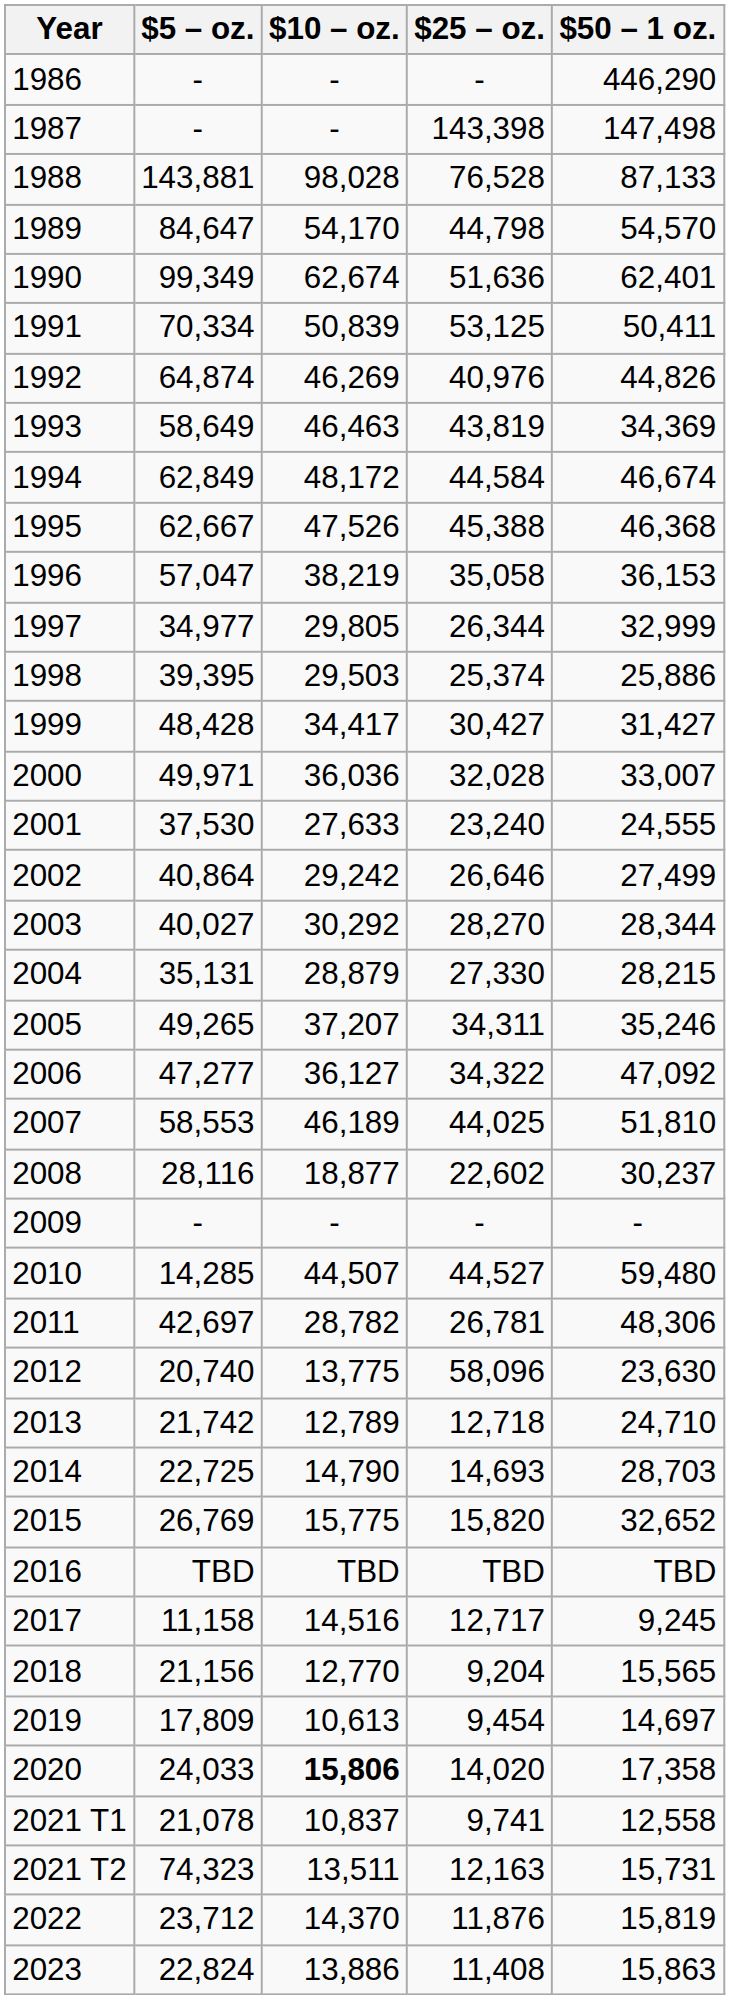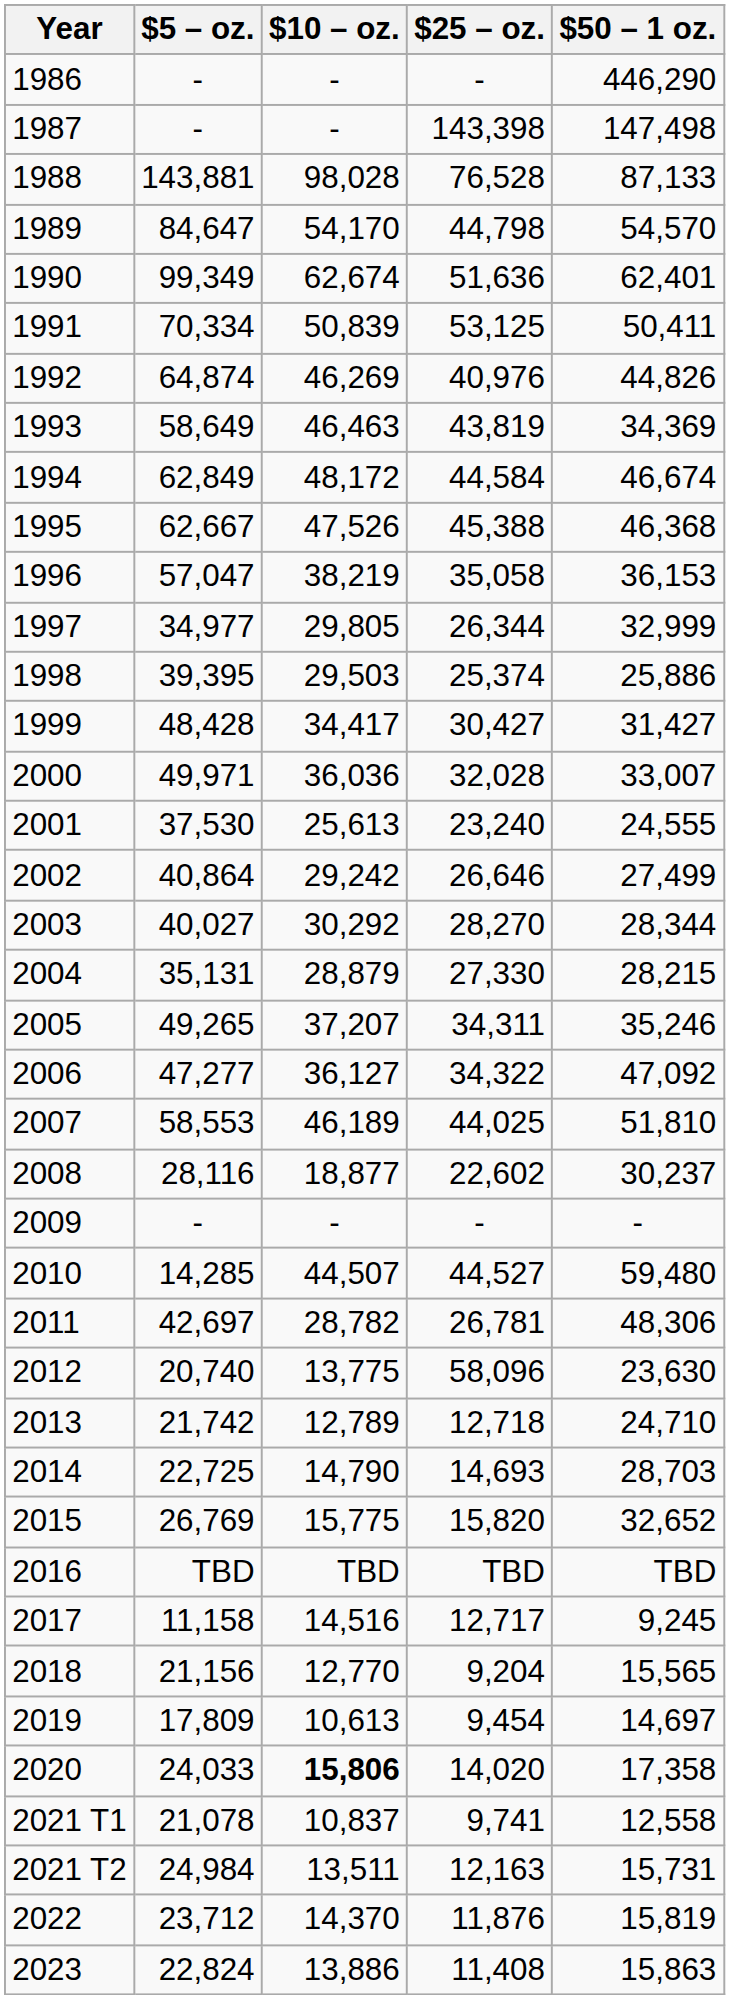(352, 825) 27,633 -> (352, 825) 25,613
(207, 1869) 74,323 -> (207, 1869) 24,984
